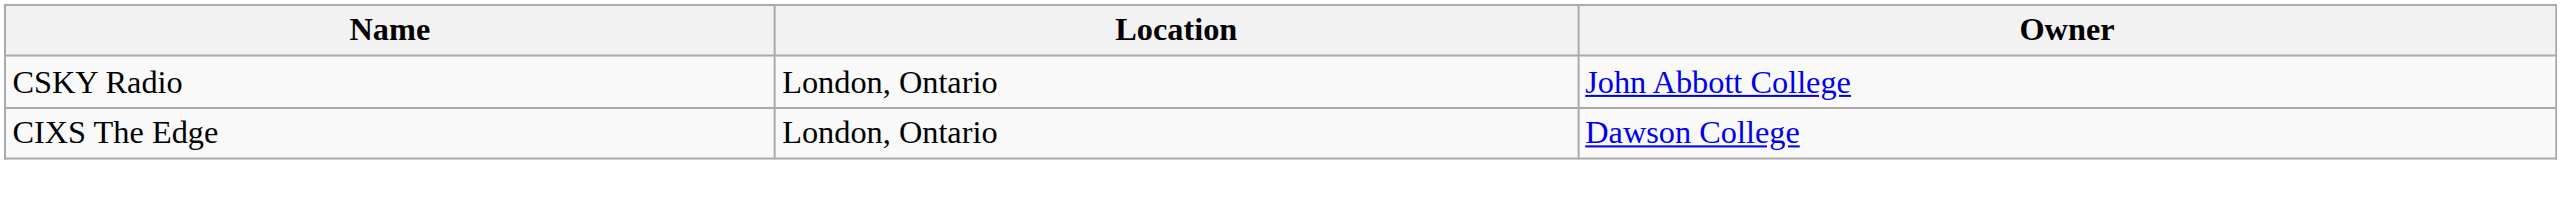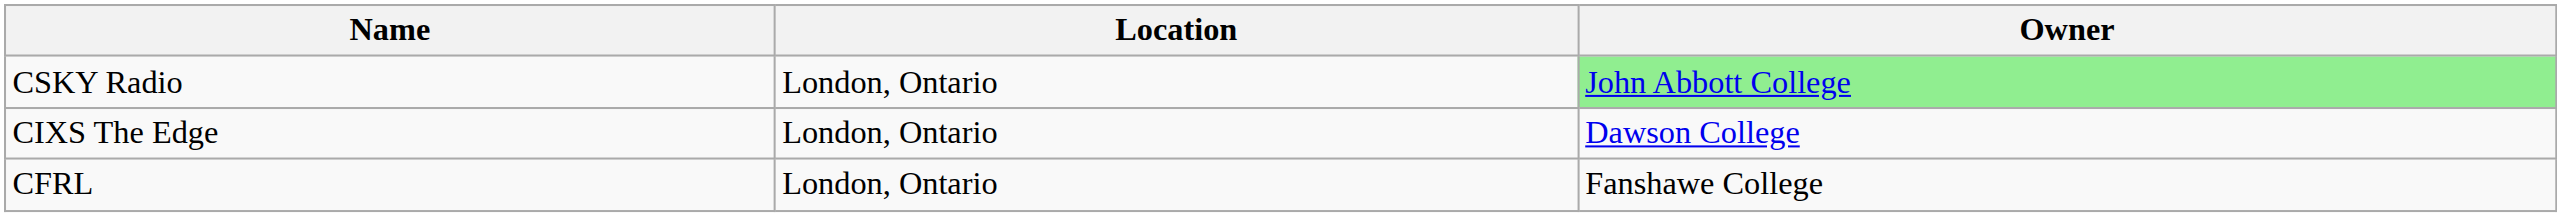(1718, 81) no background -> (1718, 81) lightgreen background
+ row: (53, 183)
